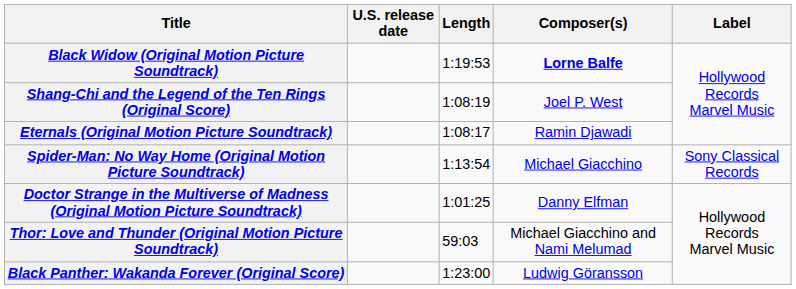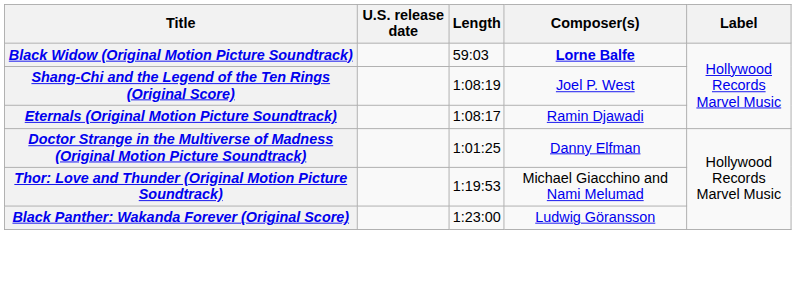(466, 63) 1:19:53 -> (471, 54) 59:03
- row: (176, 163)
(460, 242) 59:03 -> (477, 186) 1:19:53
